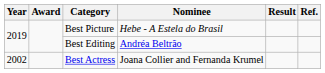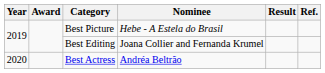(151, 44) Andréa Beltrão -> (192, 44) Joana Collier and Fernanda Krumel
(17, 60) 2002 -> (17, 60) 2020
(192, 60) Joana Collier and Fernanda Krumel -> (151, 60) Andréa Beltrão
